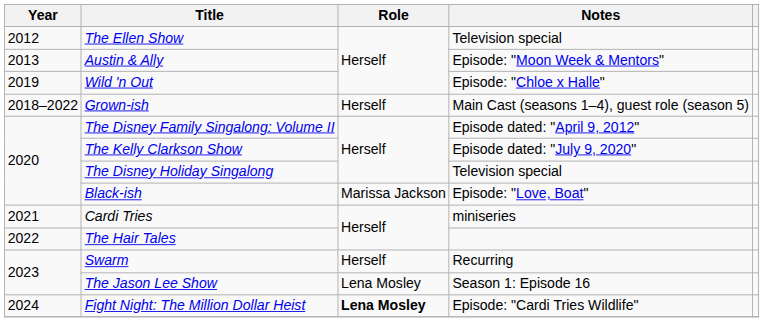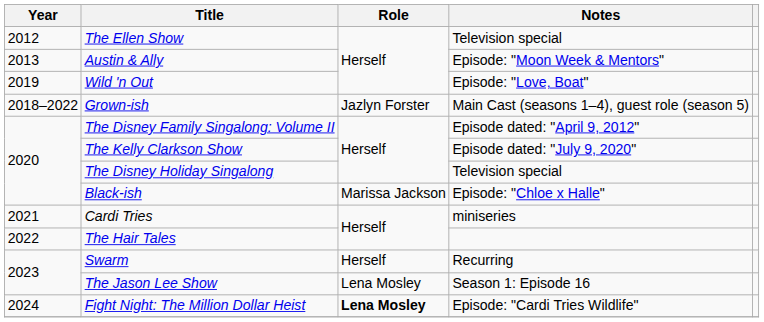(529, 82) Episode: "Chloe x Halle" -> (520, 82) Episode: "Love, Boat"
(363, 104) Herself -> (385, 104) Jazlyn Forster
(520, 194) Episode: "Love, Boat" -> (529, 194) Episode: "Chloe x Halle"
